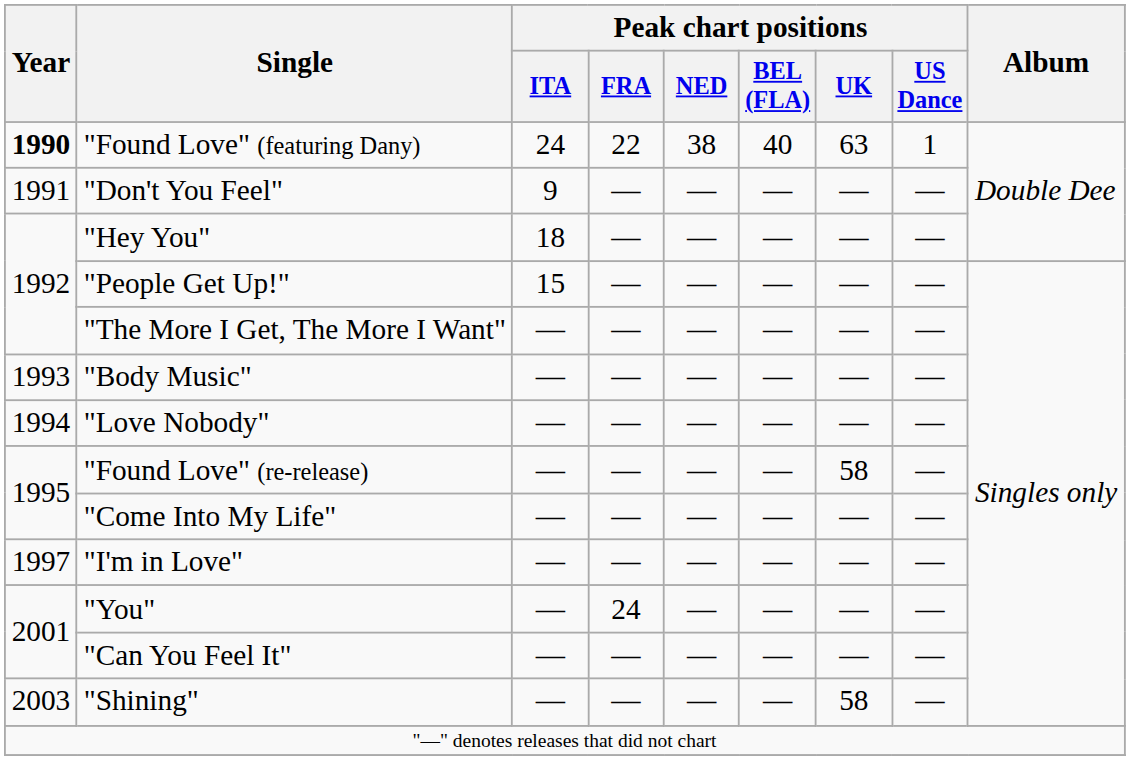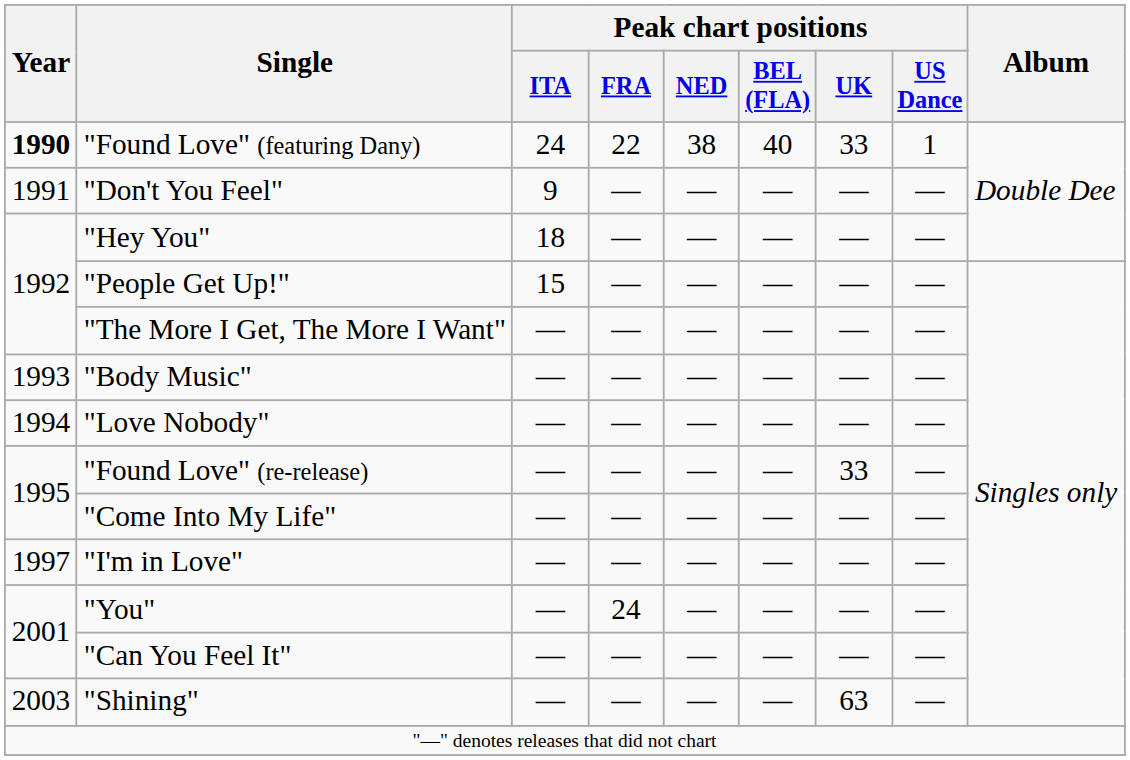(854, 144) 63 -> (854, 144) 33
(854, 469) 58 -> (854, 469) 33
(854, 701) 58 -> (854, 701) 63
